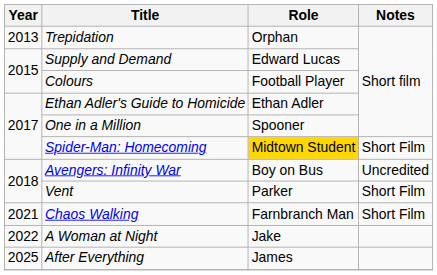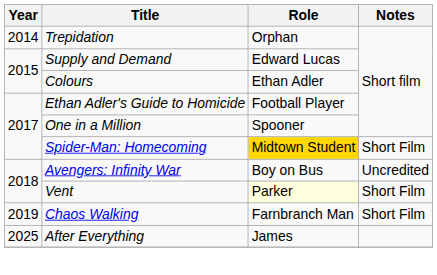(23, 37) 2013 -> (23, 37) 2014
(298, 81) Football Player -> (288, 81) Ethan Adler
(288, 103) Ethan Adler -> (298, 103) Football Player
(272, 192) no background -> (272, 192) lightyellow background
(23, 214) 2021 -> (23, 214) 2019
- row: (101, 236)
